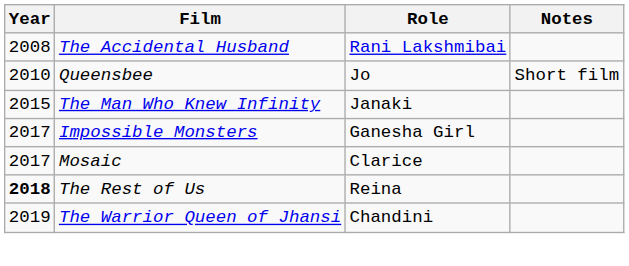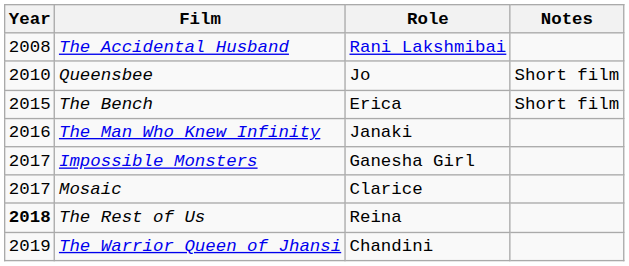+ row: (106, 104)
(30, 104) 2015 -> (30, 132) 2016
